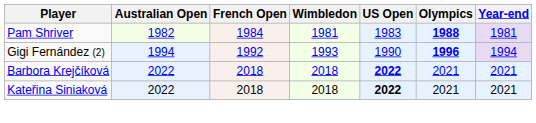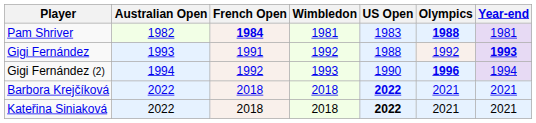(250, 33) normal -> (250, 33) bold
+ row: (48, 52)
